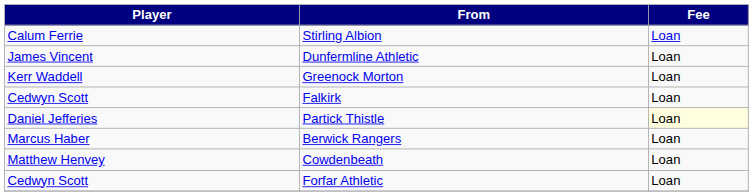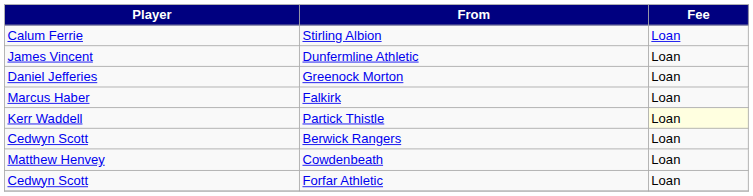(45, 77) Kerr Waddell -> (52, 77) Daniel Jefferies
(48, 98) Cedwyn Scott -> (48, 98) Marcus Haber
(52, 118) Daniel Jefferies -> (45, 118) Kerr Waddell
(48, 139) Marcus Haber -> (48, 139) Cedwyn Scott
